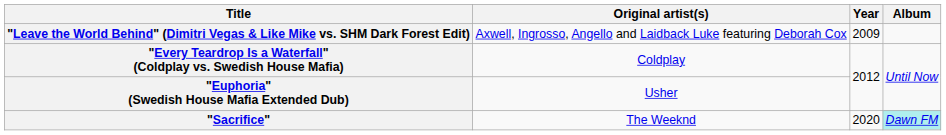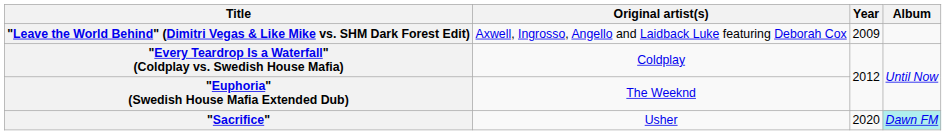(661, 93) Usher -> (661, 93) The Weeknd
(661, 120) The Weeknd -> (661, 120) Usher
